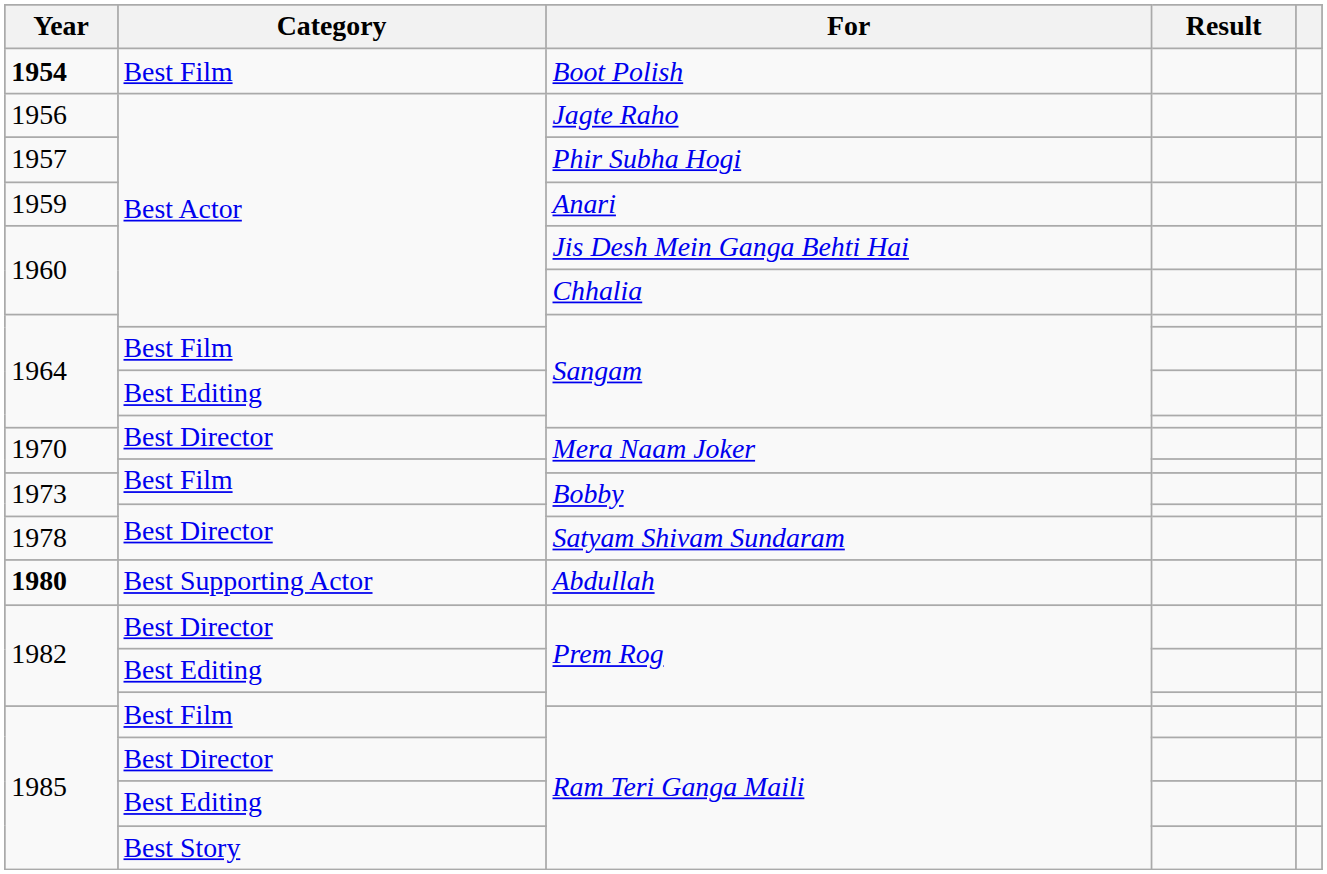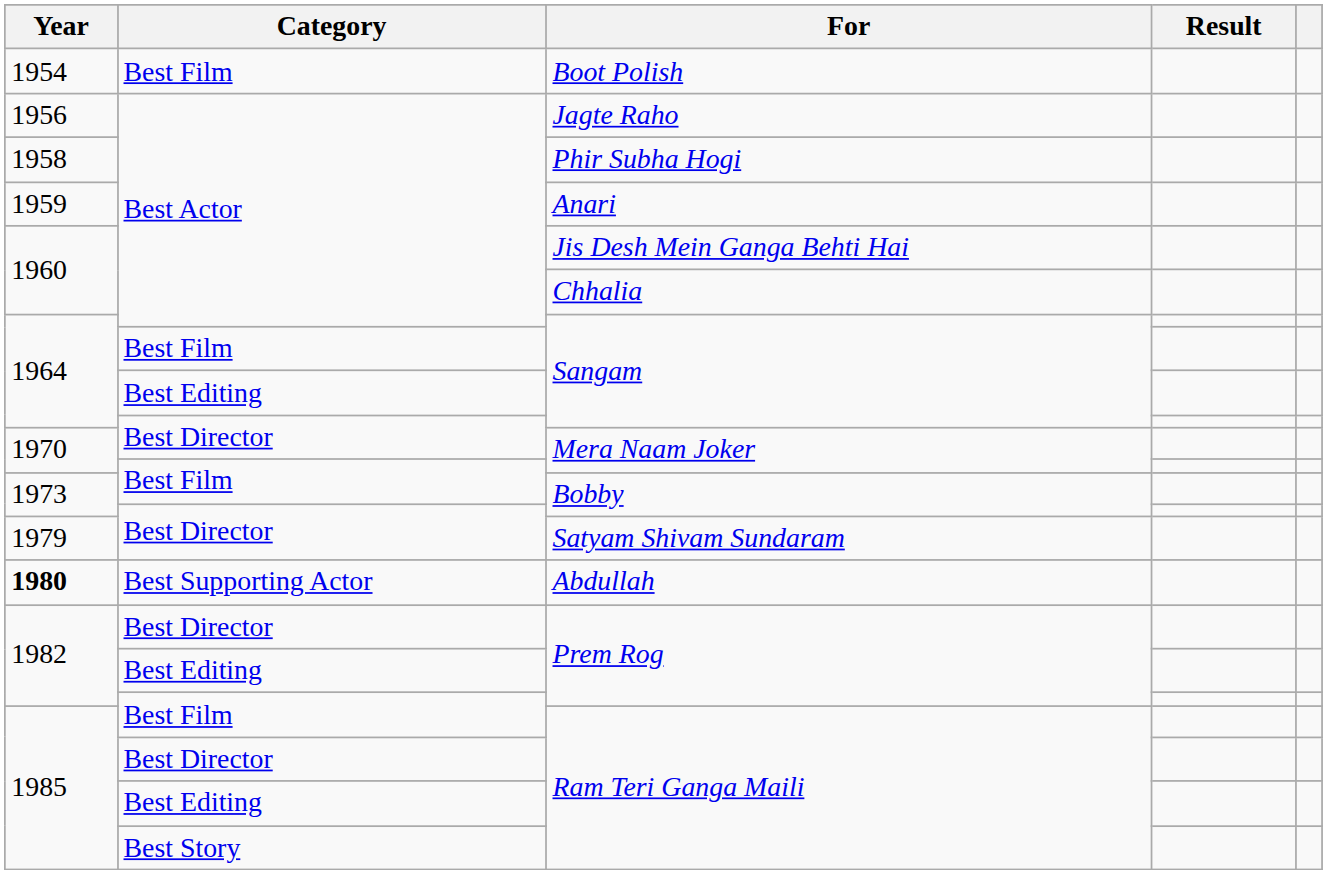(39, 70) bold -> (39, 70) normal
(39, 159) 1957 -> (39, 159) 1958
(39, 537) 1978 -> (39, 537) 1979
